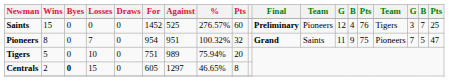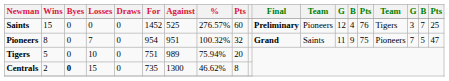(151, 68) 605 -> (151, 68) 735
(175, 68) 1297 -> (175, 68) 1300
(212, 68) 46.65% -> (212, 68) 46.62%
